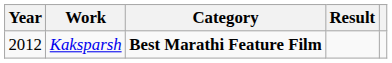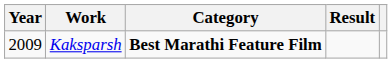(25, 44) 2012 -> (25, 44) 2009
